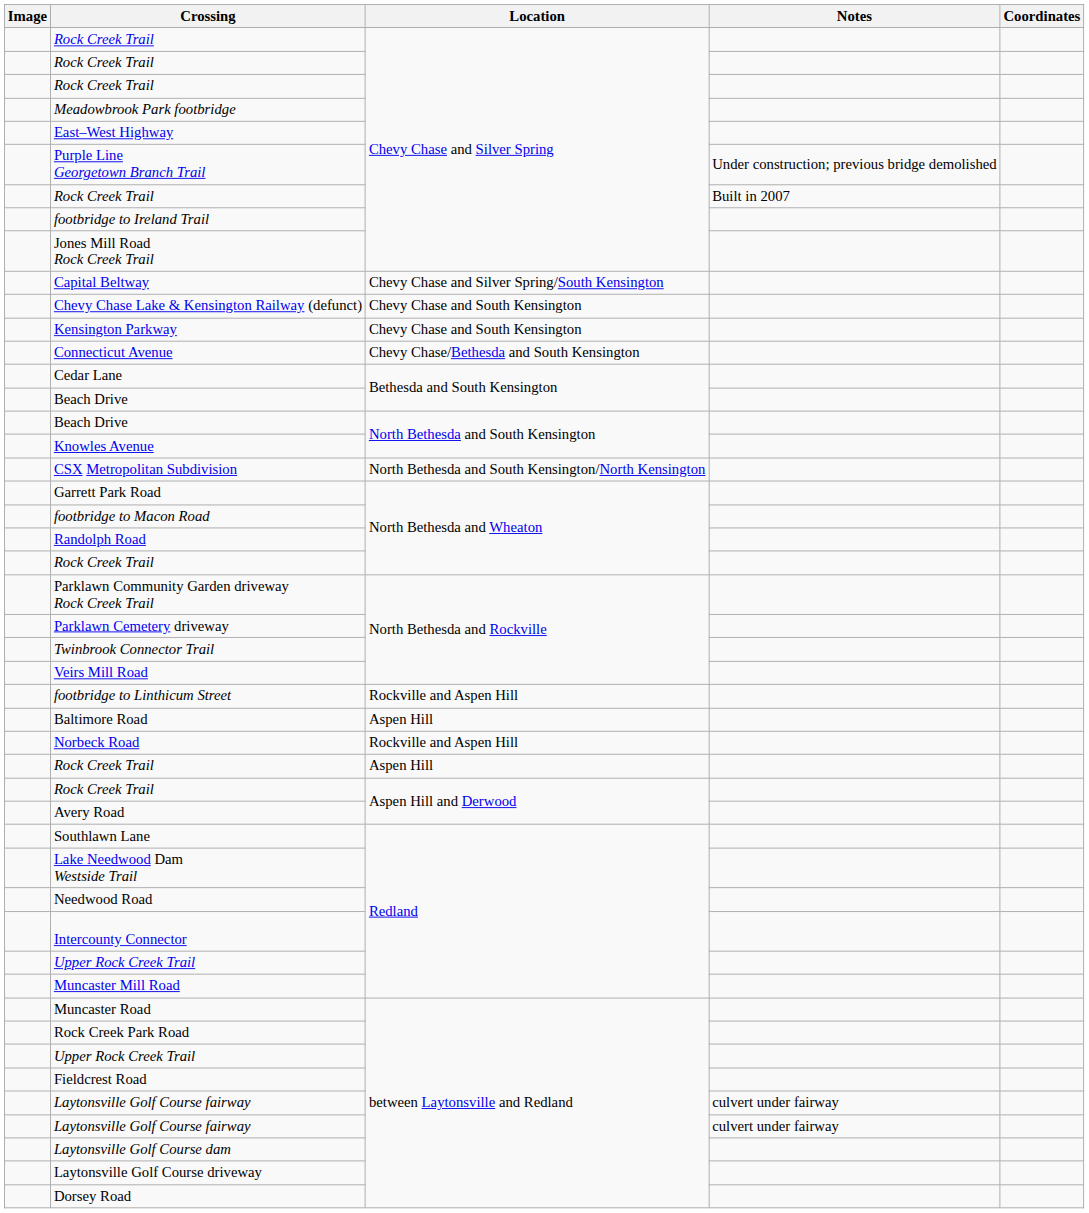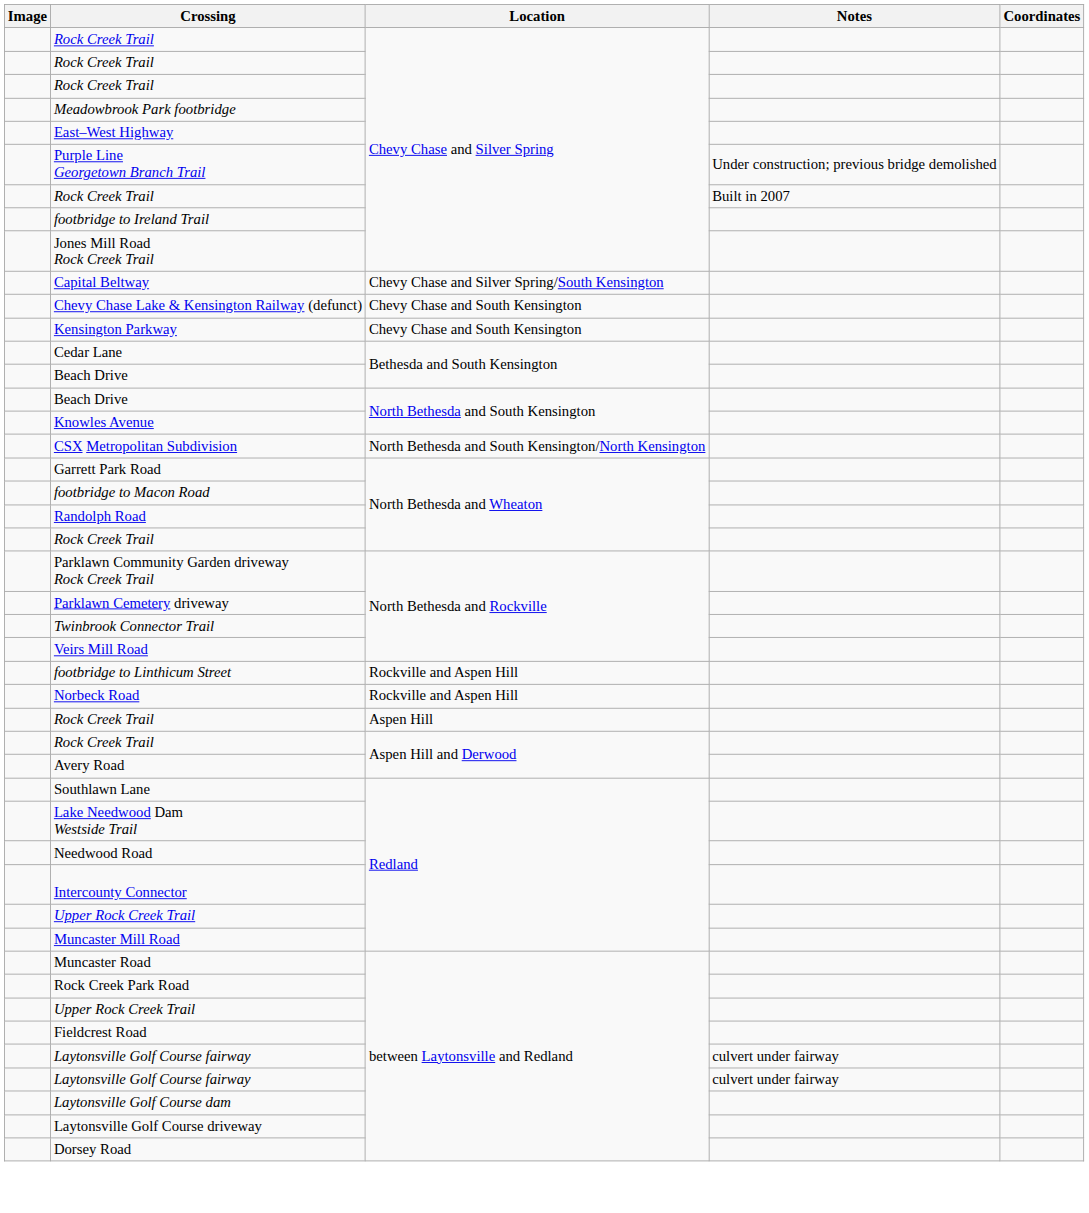- row: (113, 352)
- row: (101, 719)
